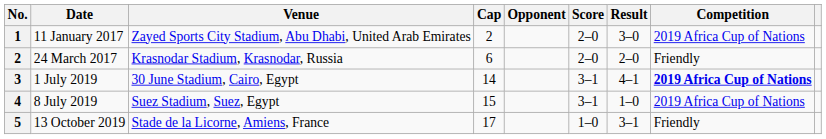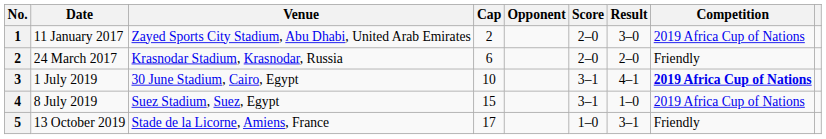(489, 79) 14 -> (489, 79) 10
